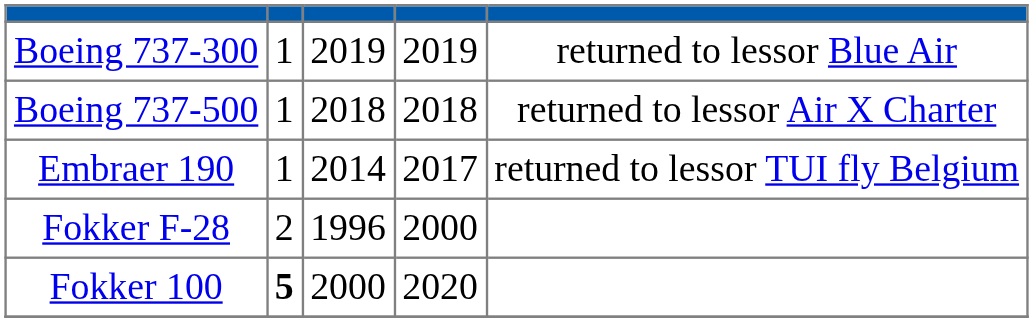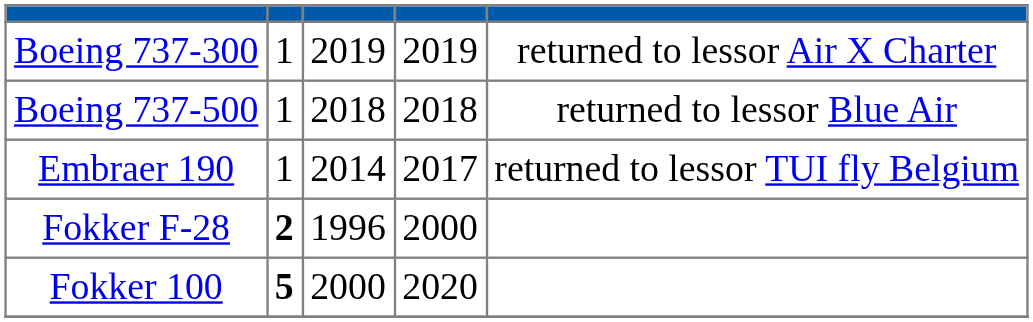(757, 50) returned to lessor Blue Air -> (757, 50) returned to lessor Air X Charter
(757, 109) returned to lessor Air X Charter -> (757, 109) returned to lessor Blue Air
(284, 227) normal -> (284, 227) bold
